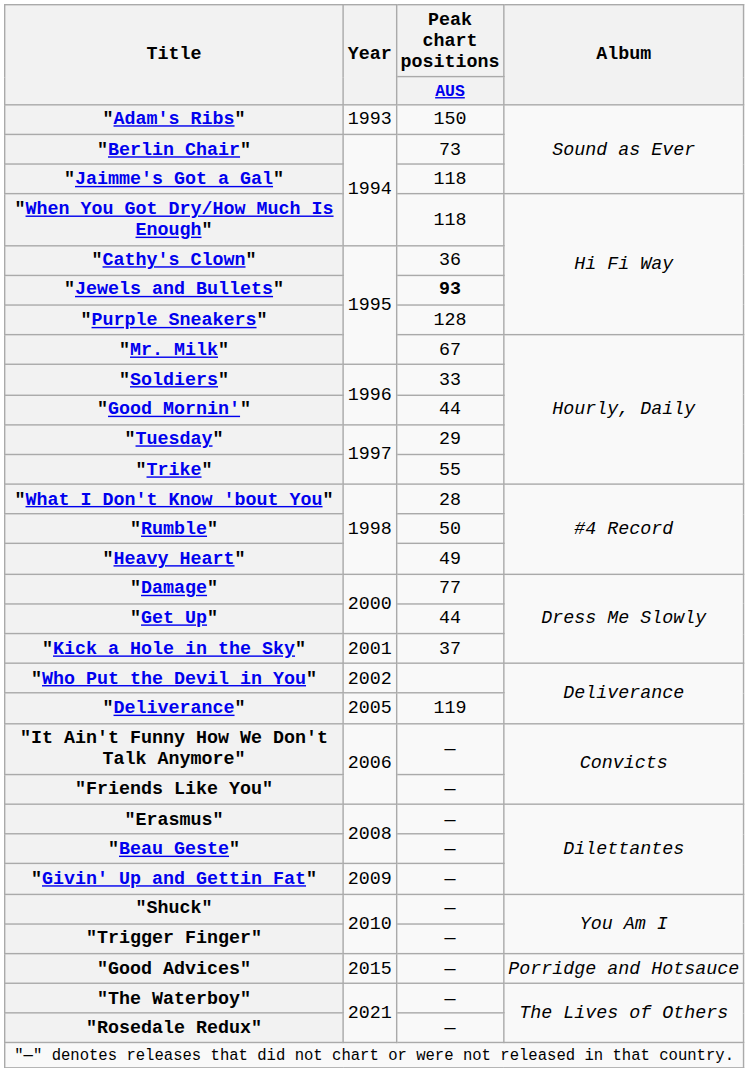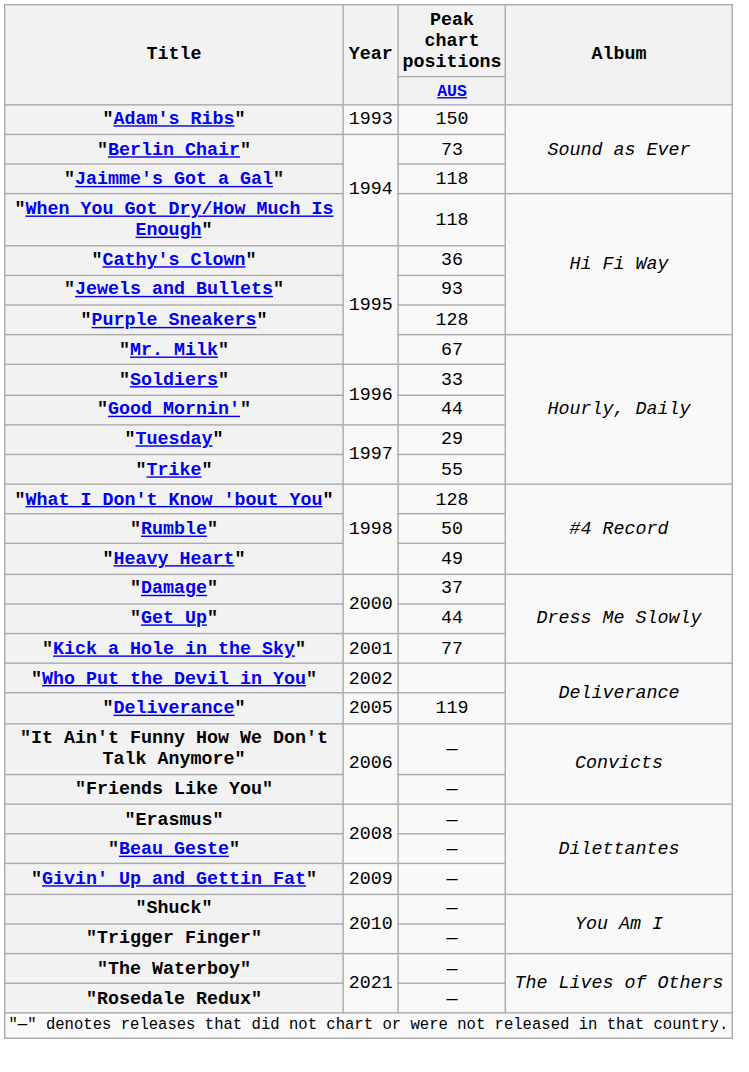(450, 290) bold -> (452, 290) normal
(450, 499) 28 -> (452, 499) 128
(450, 589) 77 -> (452, 589) 37
(450, 649) 37 -> (452, 649) 77
- row: (174, 968)
